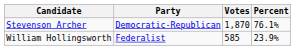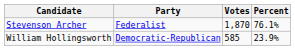(168, 25) Democratic-Republican -> (141, 25) Federalist
(141, 38) Federalist -> (168, 38) Democratic-Republican
